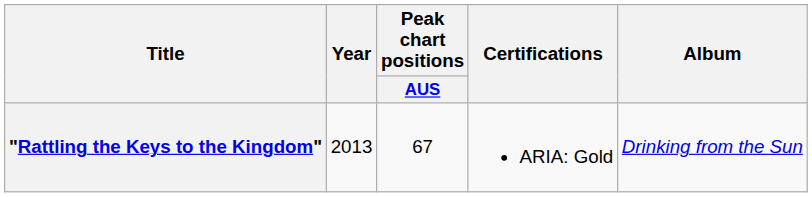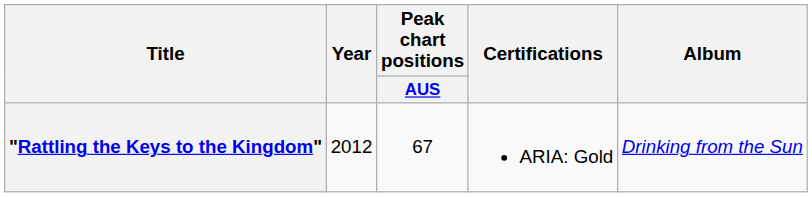(351, 147) 2013 -> (351, 147) 2012
